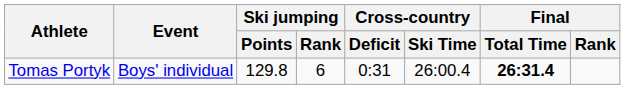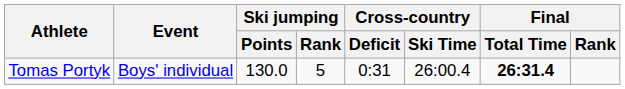(267, 71) 129.8 -> (267, 71) 130.0
(321, 71) 6 -> (321, 71) 5
